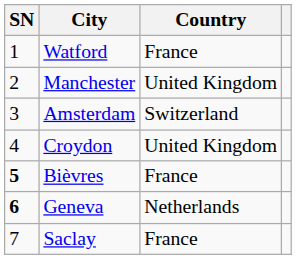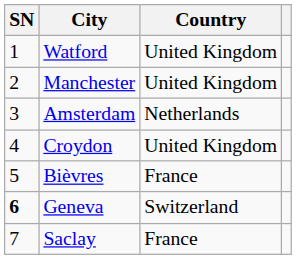(171, 51) France -> (211, 51) United Kingdom
(191, 113) Switzerland -> (192, 113) Netherlands
(14, 176) bold -> (14, 176) normal
(192, 207) Netherlands -> (191, 207) Switzerland
